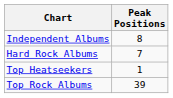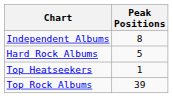(140, 54) 7 -> (140, 54) 5
